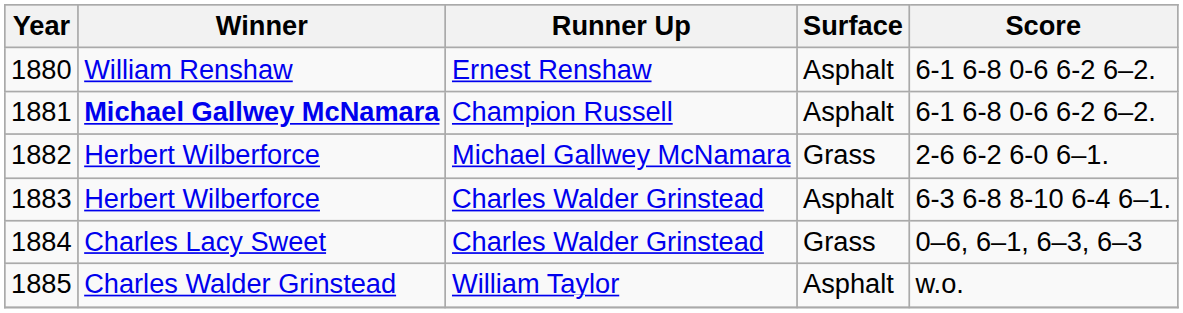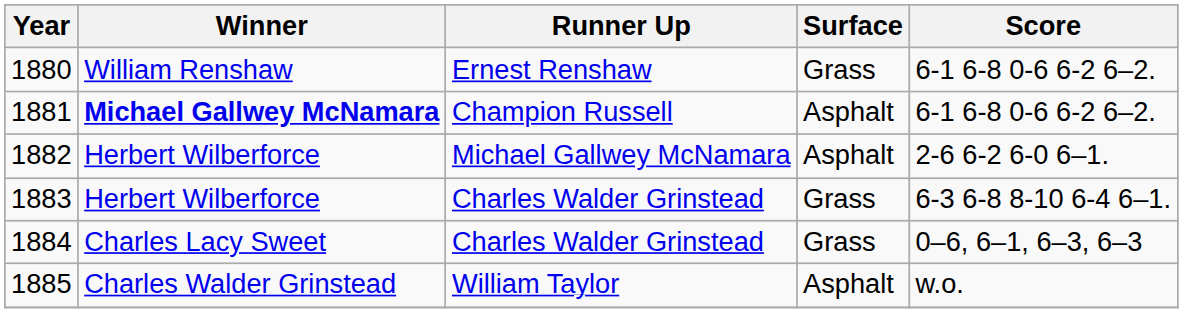(848, 69) Asphalt -> (839, 69) Grass
(839, 155) Grass -> (848, 155) Asphalt
(848, 198) Asphalt -> (839, 198) Grass
